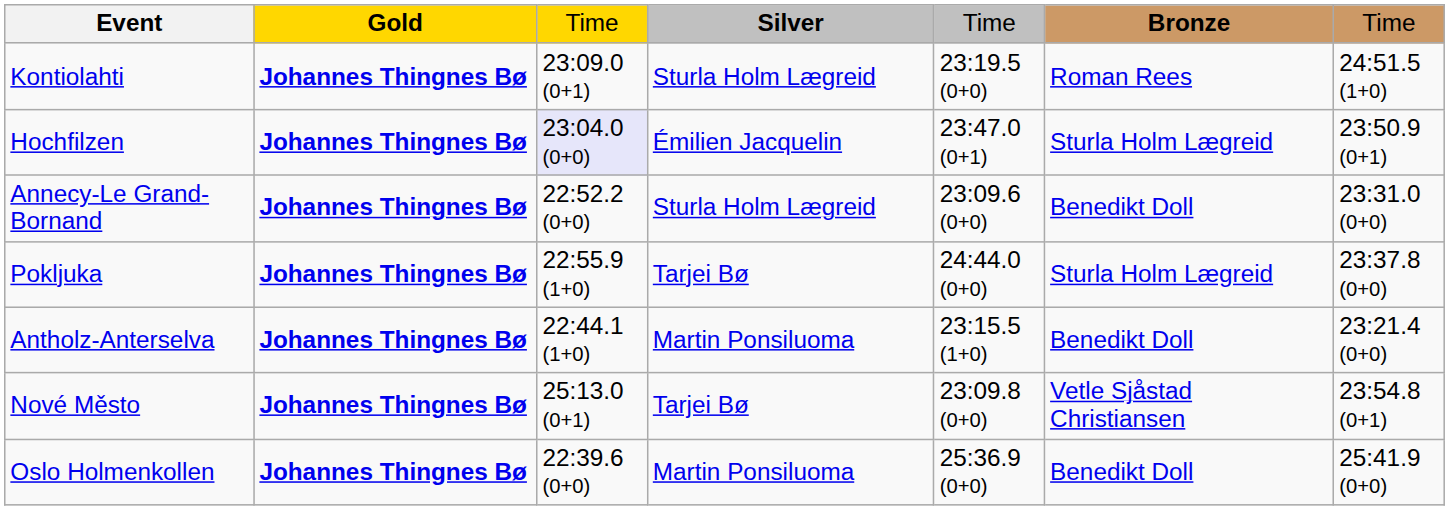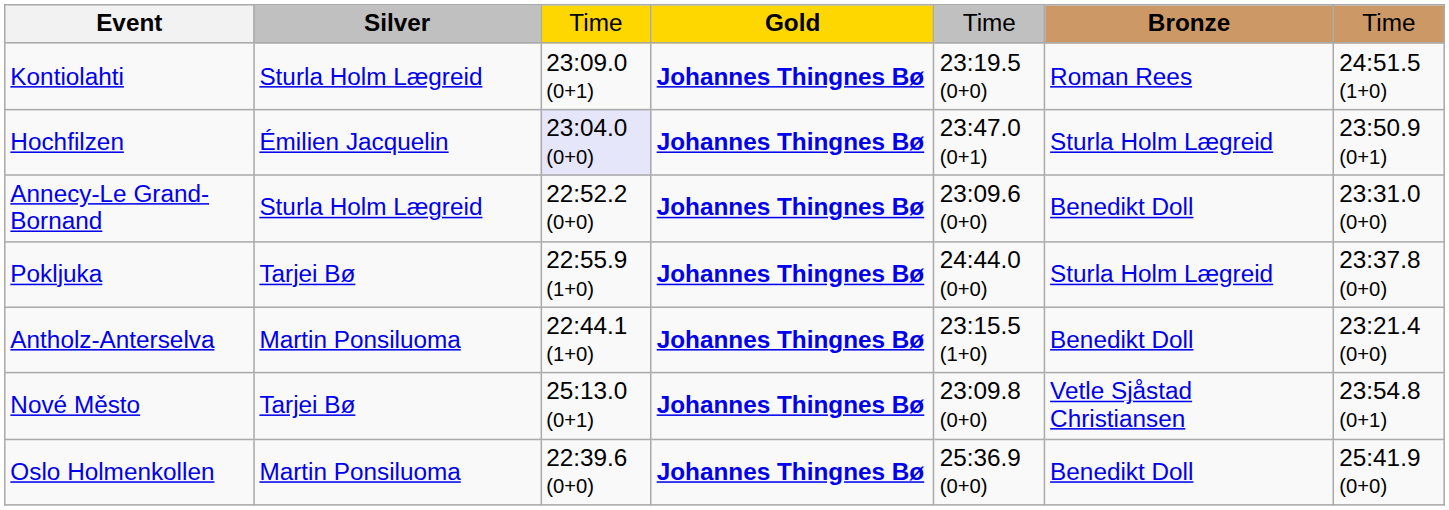columns swapped: (395, 23) <-> (791, 23)
